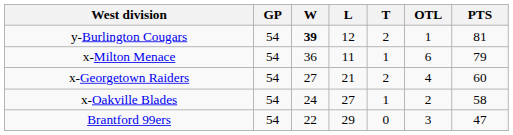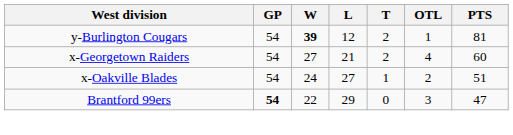- row: (129, 57)
(480, 99) 58 -> (480, 78) 51
(273, 120) normal -> (273, 99) bold
